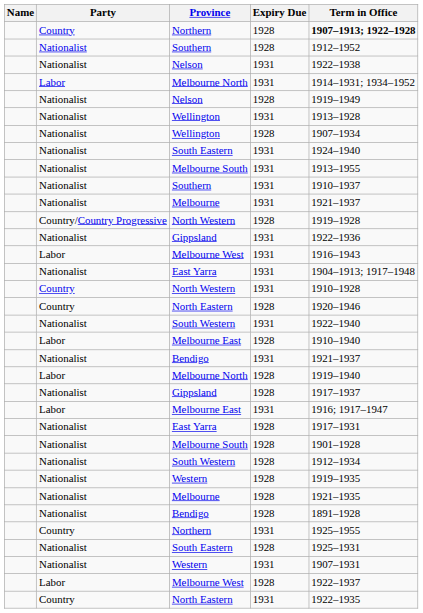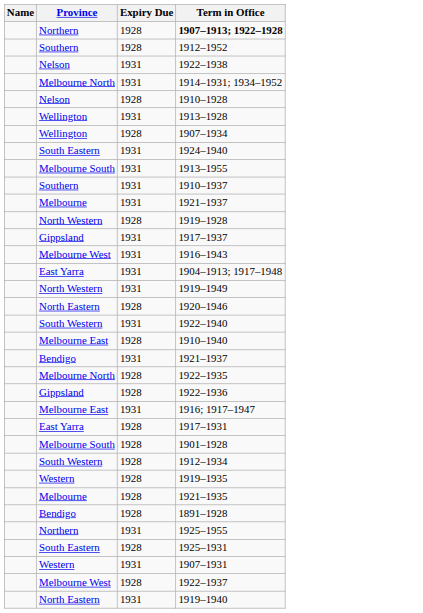- column: (103, 13)
(336, 99) 1919–1949 -> (203, 99) 1910–1928
(336, 237) 1922–1936 -> (203, 237) 1917–1937
(336, 289) 1910–1928 -> (203, 289) 1919–1949
(336, 375) 1919–1940 -> (203, 375) 1922–1935
(336, 392) 1917–1937 -> (203, 392) 1922–1936
(336, 599) 1922–1935 -> (203, 599) 1919–1940
